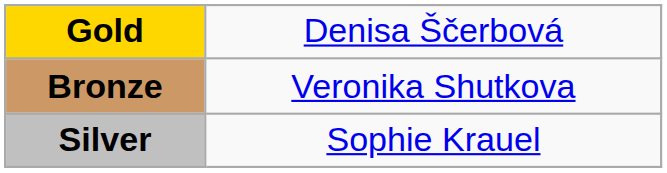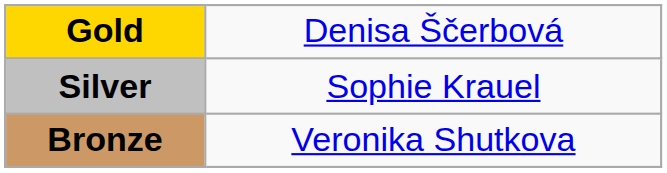rows swapped: (105, 139) <-> (105, 85)
